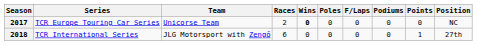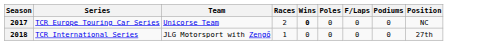- column: (420, 10)
(285, 34) 6 -> (285, 34) 1
